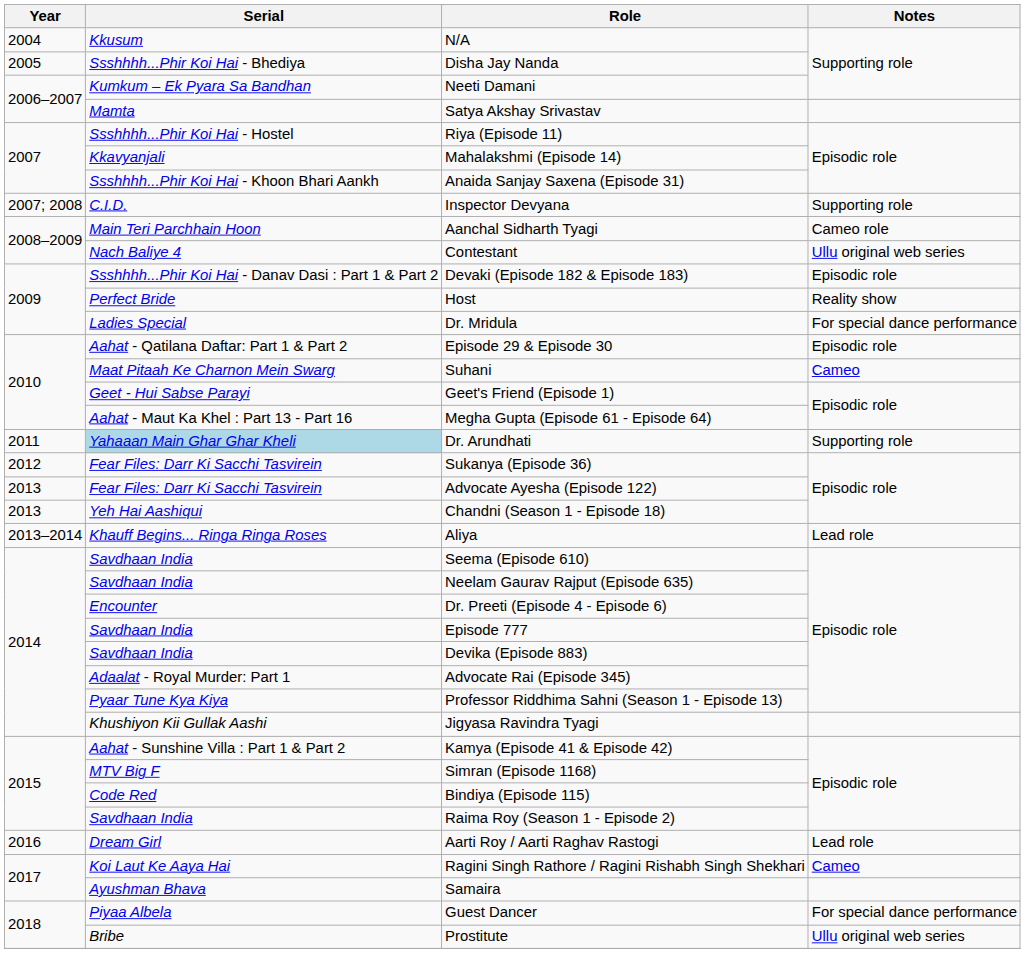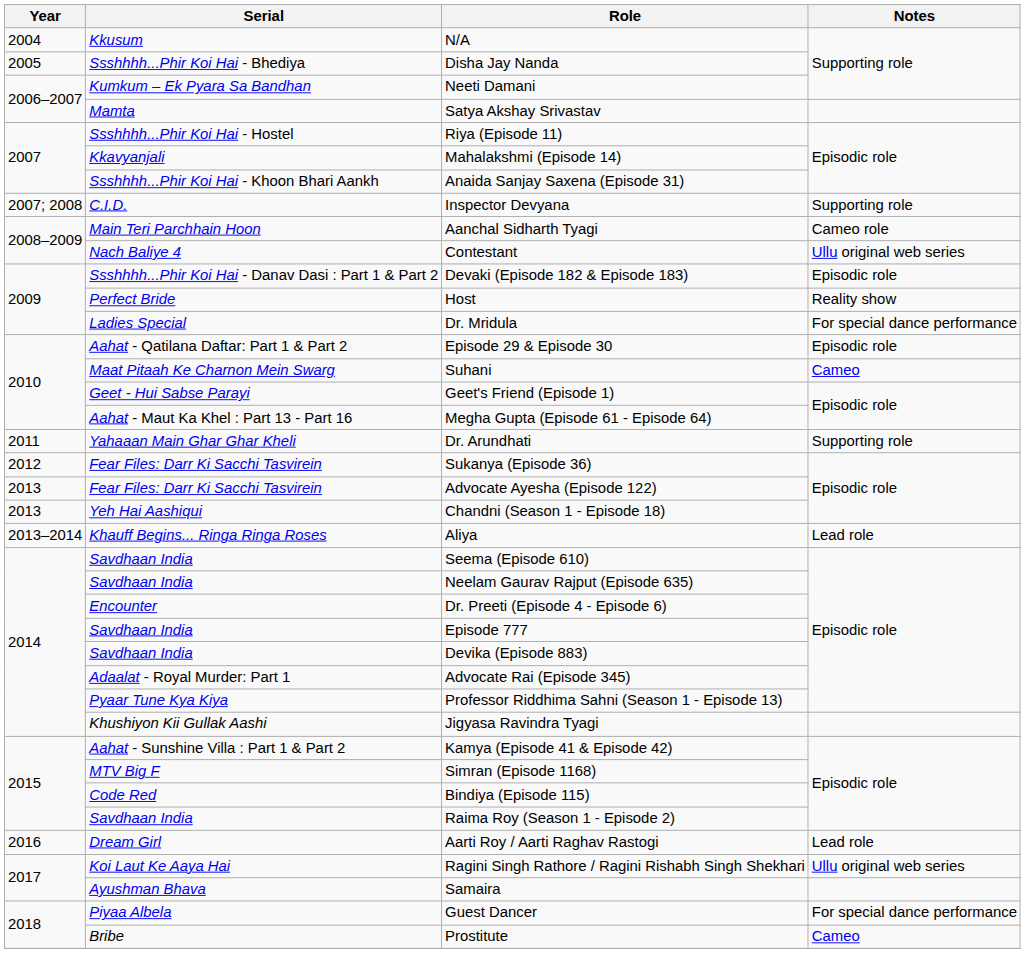(192, 441) lightblue background -> (192, 441) no background
(836, 865) Cameo -> (888, 865) Ullu original web series
(888, 936) Ullu original web series -> (836, 936) Cameo
